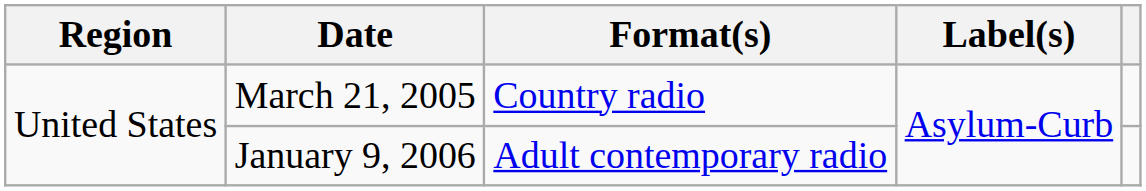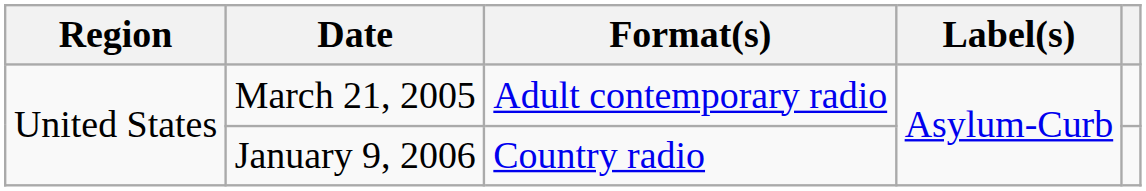(599, 94) Country radio -> (690, 94) Adult contemporary radio
(690, 154) Adult contemporary radio -> (599, 154) Country radio
